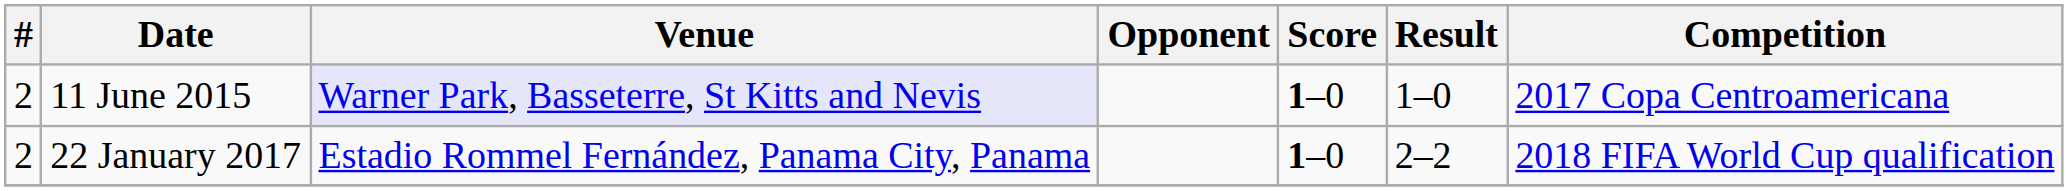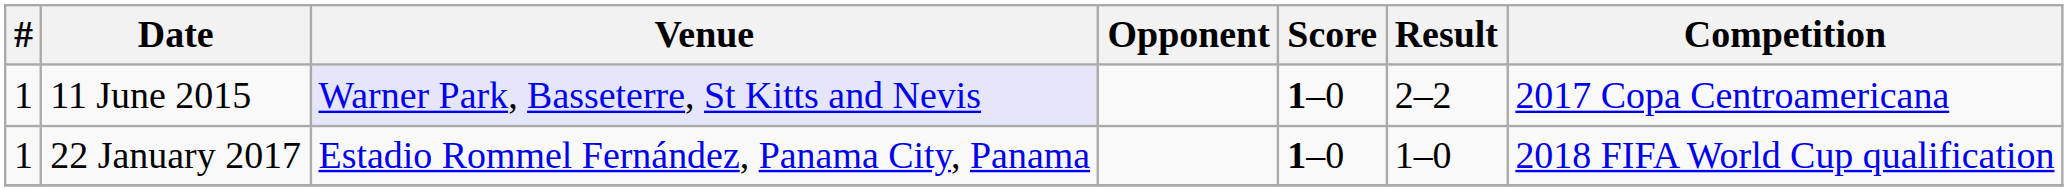(23, 94) 2 -> (23, 94) 1
(1423, 94) 1–0 -> (1423, 94) 2–2
(23, 154) 2 -> (23, 154) 1
(1423, 154) 2–2 -> (1423, 154) 1–0
